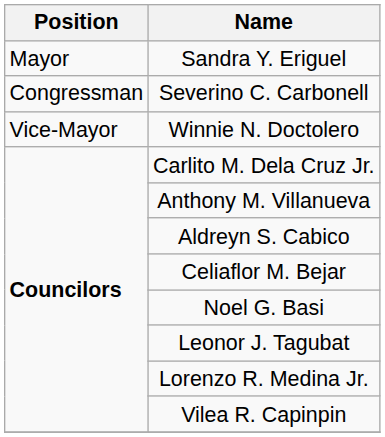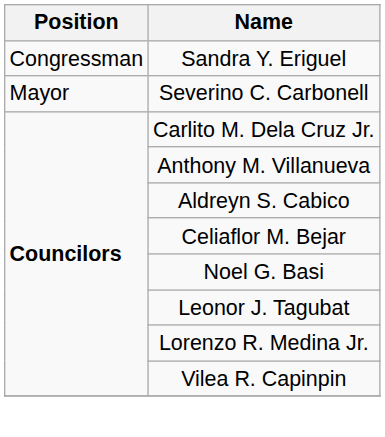(39, 58) Mayor -> (76, 58) Congressman
(76, 94) Congressman -> (39, 94) Mayor
- row: (264, 129)
